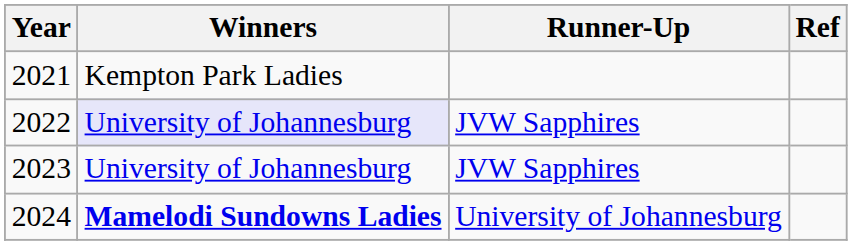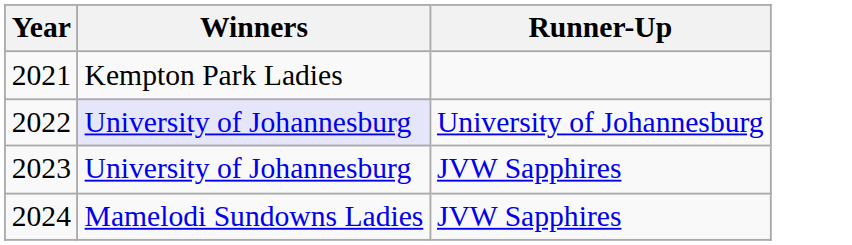- column: (818, 27)
(547, 121) JVW Sapphires -> (600, 121) University of Johannesburg
(263, 215) bold -> (254, 215) normal
(619, 215) University of Johannesburg -> (529, 215) JVW Sapphires
